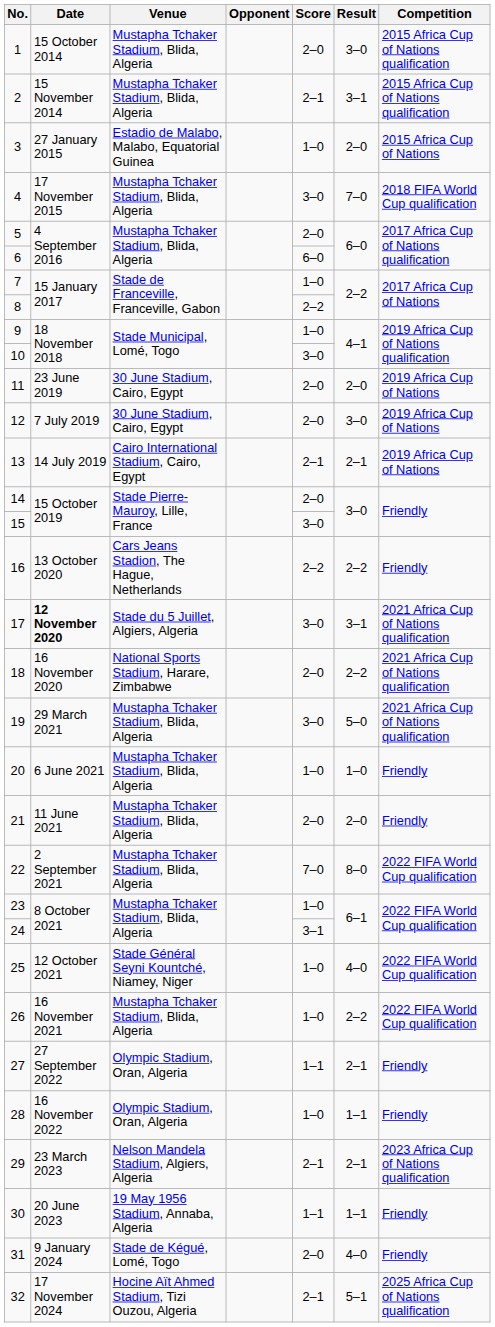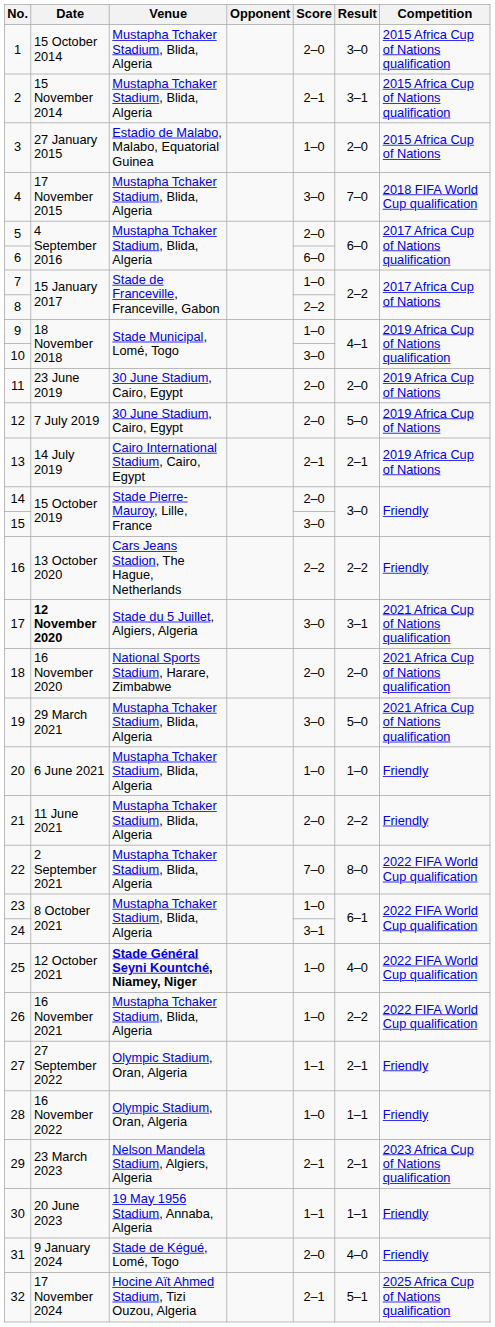(356, 420) 3–0 -> (357, 420) 5–0
(356, 673) 2–2 -> (357, 673) 2–0
(356, 820) 2–0 -> (357, 820) 2–2
(159, 967) normal -> (162, 967) bold
